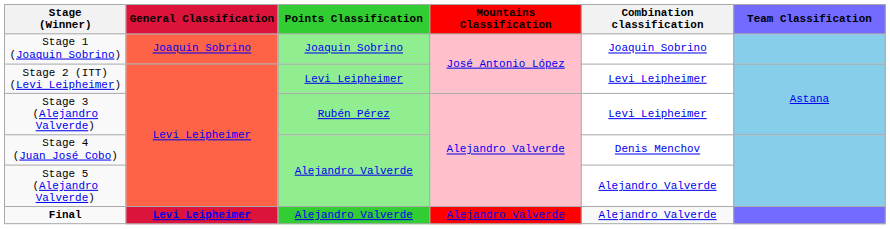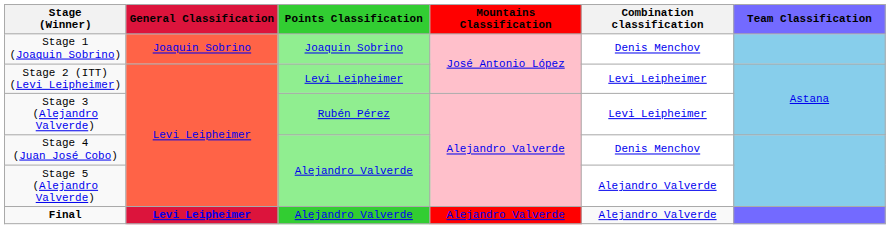(658, 49) Joaquin Sobrino -> (658, 49) Denis Menchov
